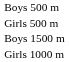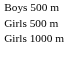- row: (34, 38)
